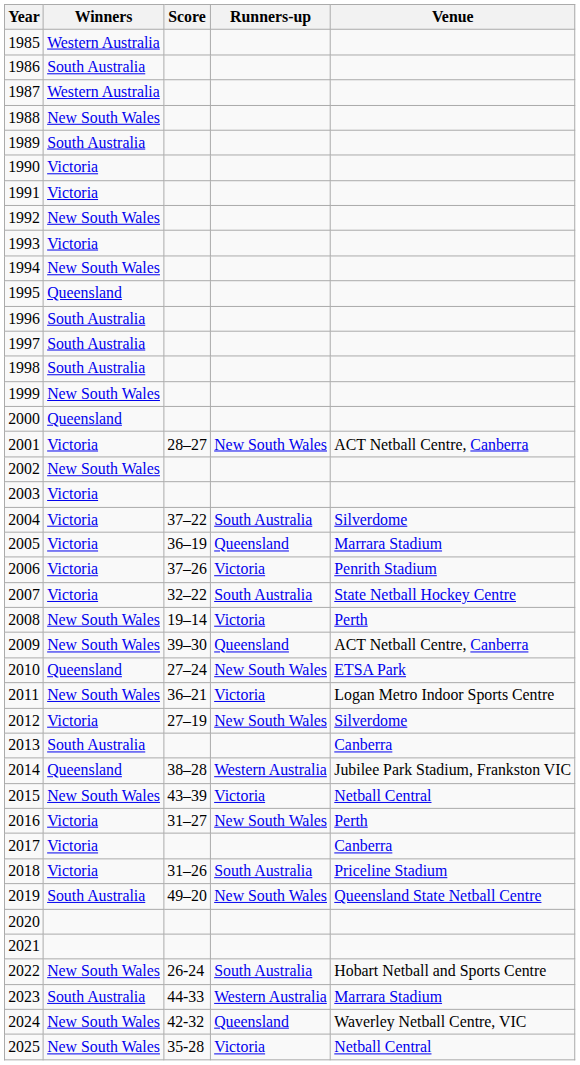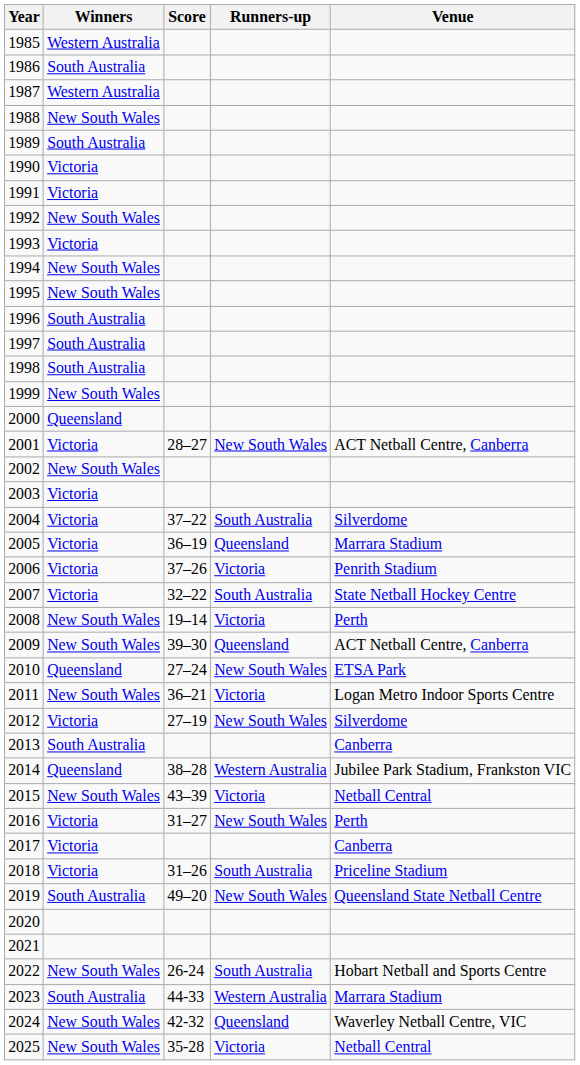(85, 293) Queensland -> (104, 293) New South Wales
